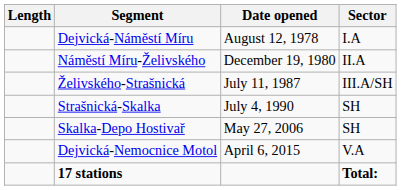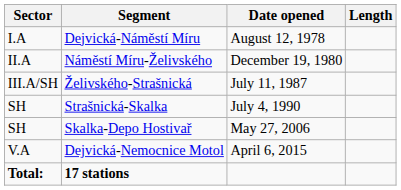columns swapped: (367, 15) <-> (29, 15)
